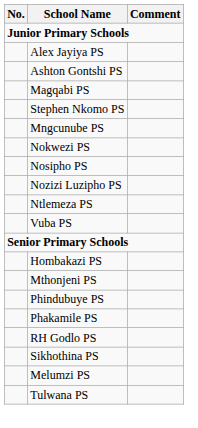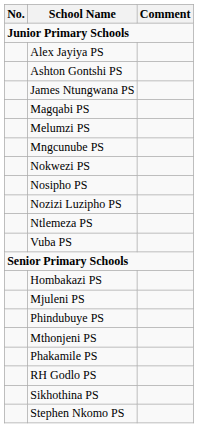+ row: (82, 90)
rows swapped: (60, 375) <-> (77, 109)
+ row: (58, 299)
rows swapped: (64, 280) <-> (67, 299)
- row: (59, 394)
